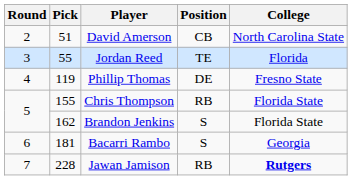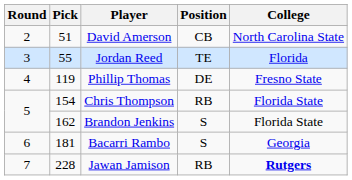(65, 100) 155 -> (65, 100) 154
